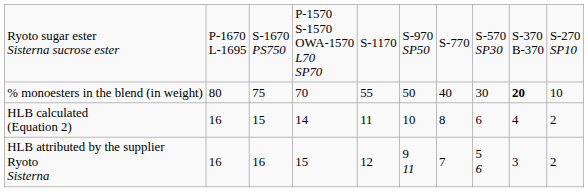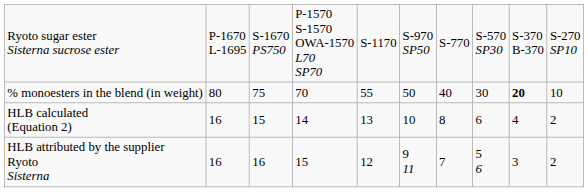(366, 120) 11 -> (367, 120) 13
